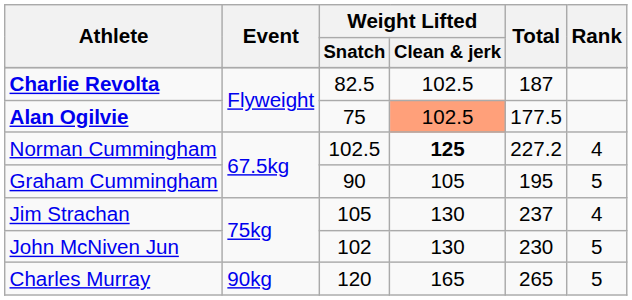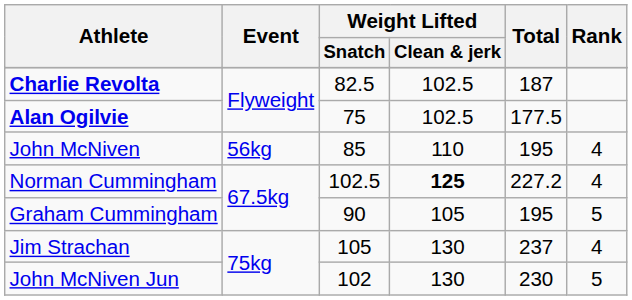(448, 117) lightsalmon background -> (448, 117) no background
+ row: (75, 149)
- row: (80, 279)
